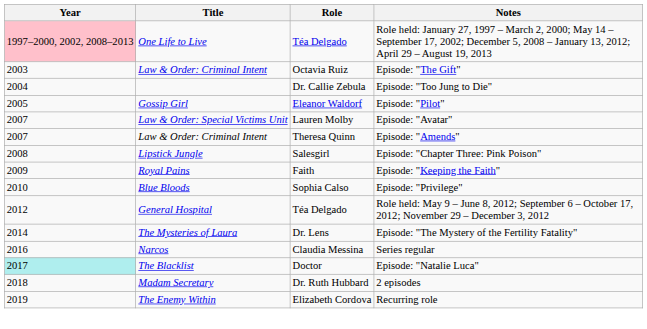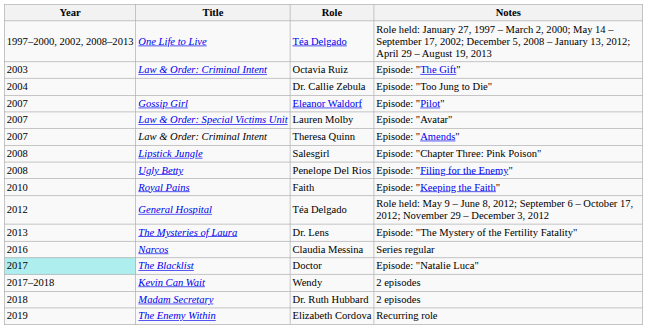(70, 41) pink background -> (70, 41) no background
(17, 103) 2005 -> (17, 103) 2007
+ row: (161, 170)
(17, 170) 2009 -> (17, 187) 2010
- row: (164, 187)
(17, 232) 2014 -> (17, 232) 2013
+ row: (172, 282)
